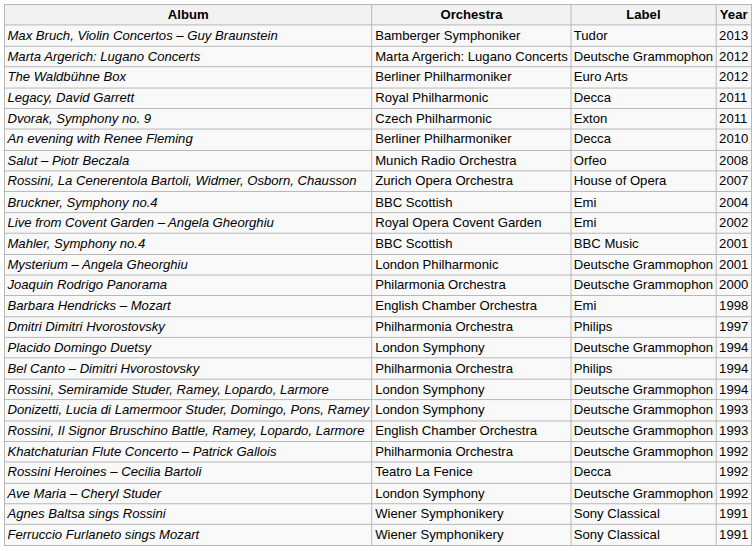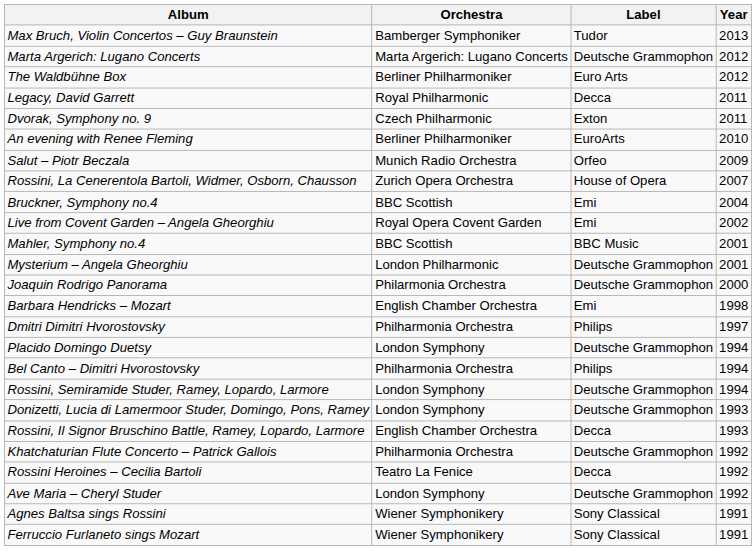(592, 139) Decca -> (599, 139) EuroArts
(734, 160) 2008 -> (734, 160) 2009
(643, 431) Deutsche Grammophon -> (592, 431) Decca
